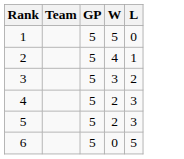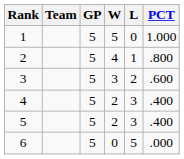+ column: (161, 15)
